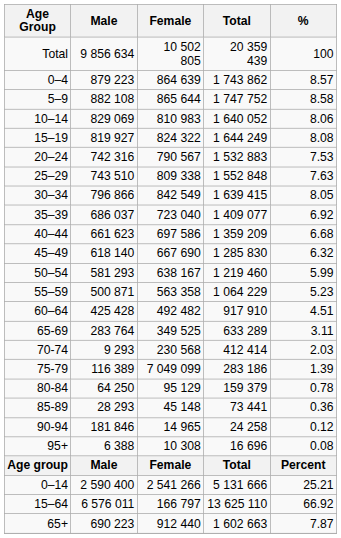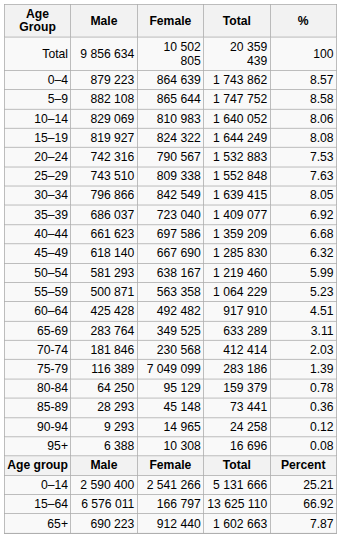(119, 350) 9 293 -> (112, 350) 181 846
(112, 427) 181 846 -> (119, 427) 9 293
